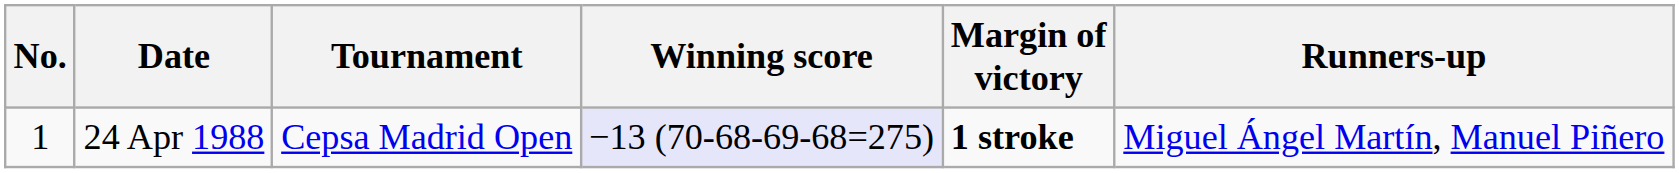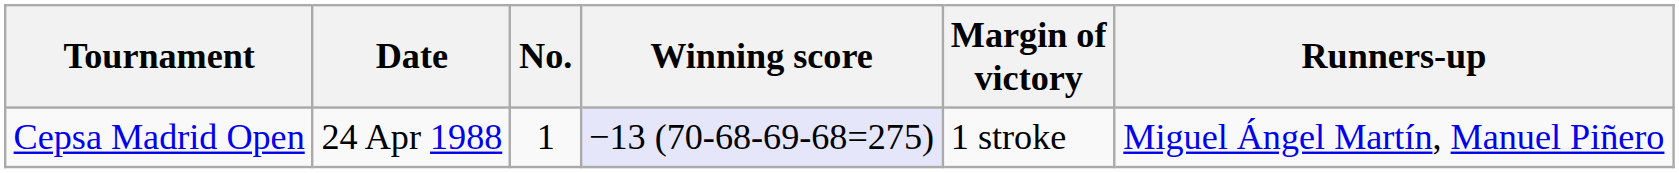columns swapped: (40, 55) <-> (427, 55)
(1012, 137) bold -> (1009, 137) normal
